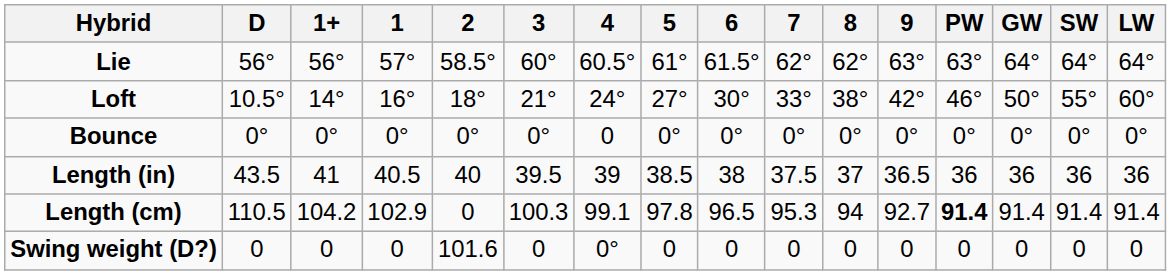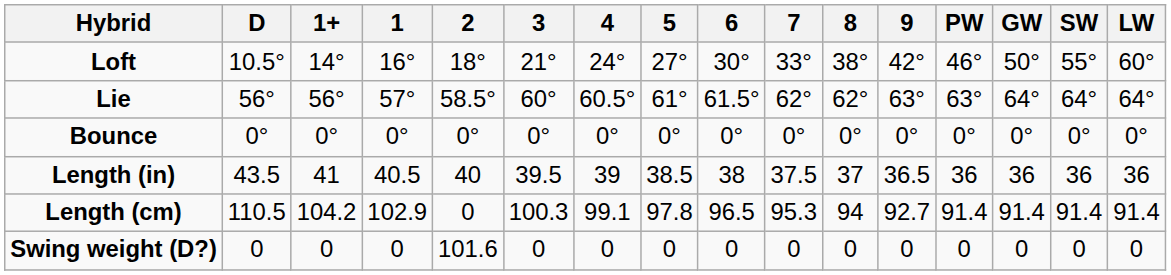rows swapped: (114, 99) <-> (114, 61)
(607, 136) 0 -> (607, 136) 0°
(964, 212) bold -> (964, 212) normal
(607, 250) 0° -> (607, 250) 0
